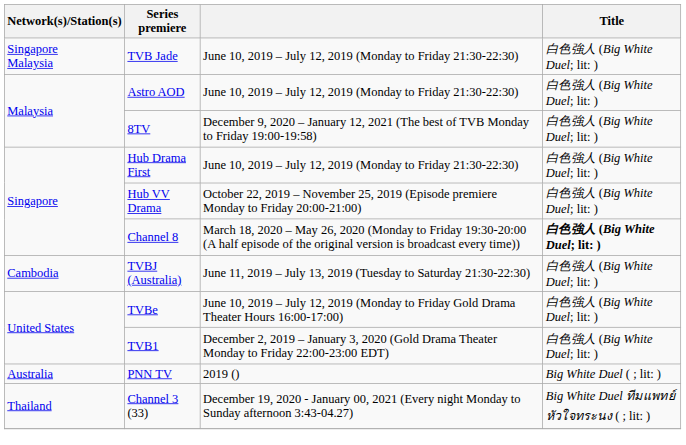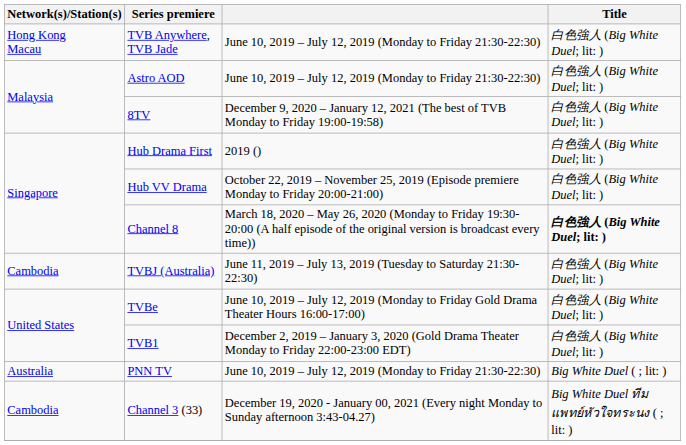+ row: (169, 42)
- row: (153, 56)
(361, 164) June 10, 2019 – July 12, 2019 (Monday to Friday 21:30-22:30) -> (243, 150) 2019 ()
(221, 373) 2019 () -> (383, 371) June 10, 2019 – July 12, 2019 (Monday to Friday 21:30-22:30)
(29, 406) Thailand -> (33, 410) Cambodia
